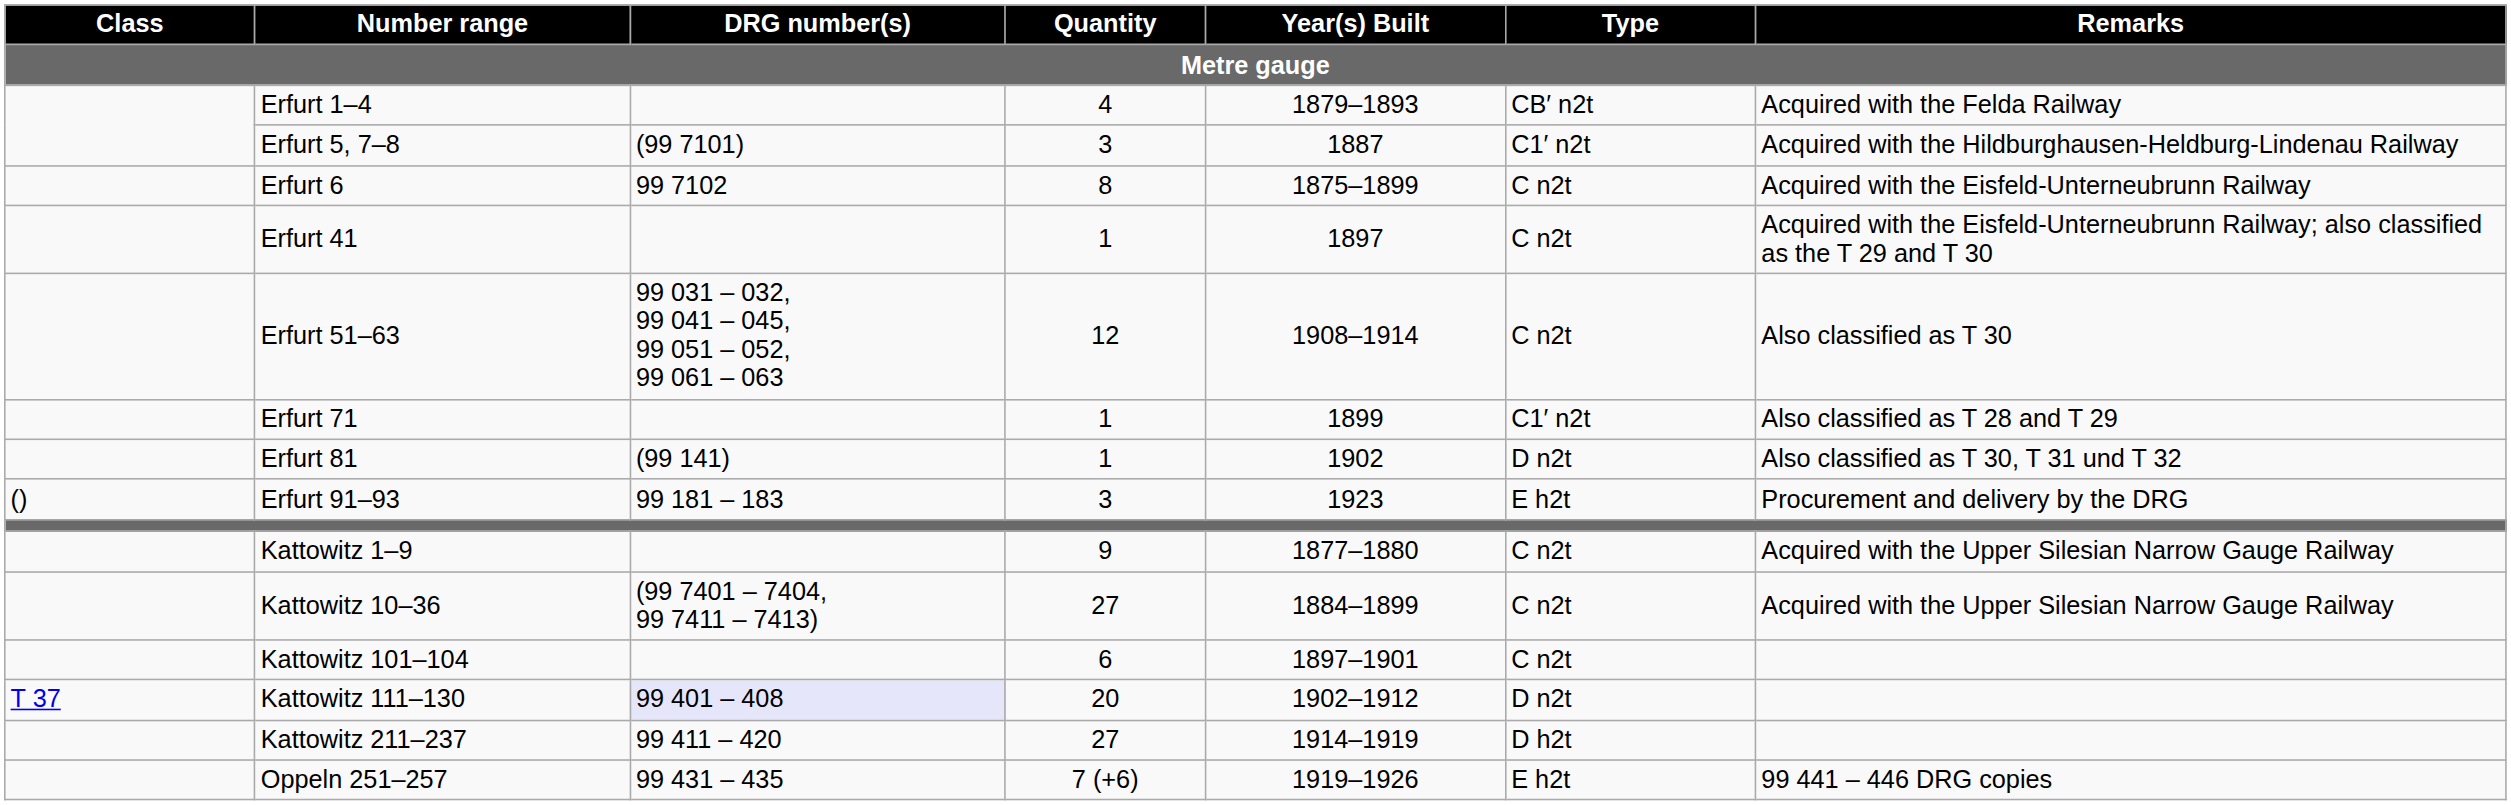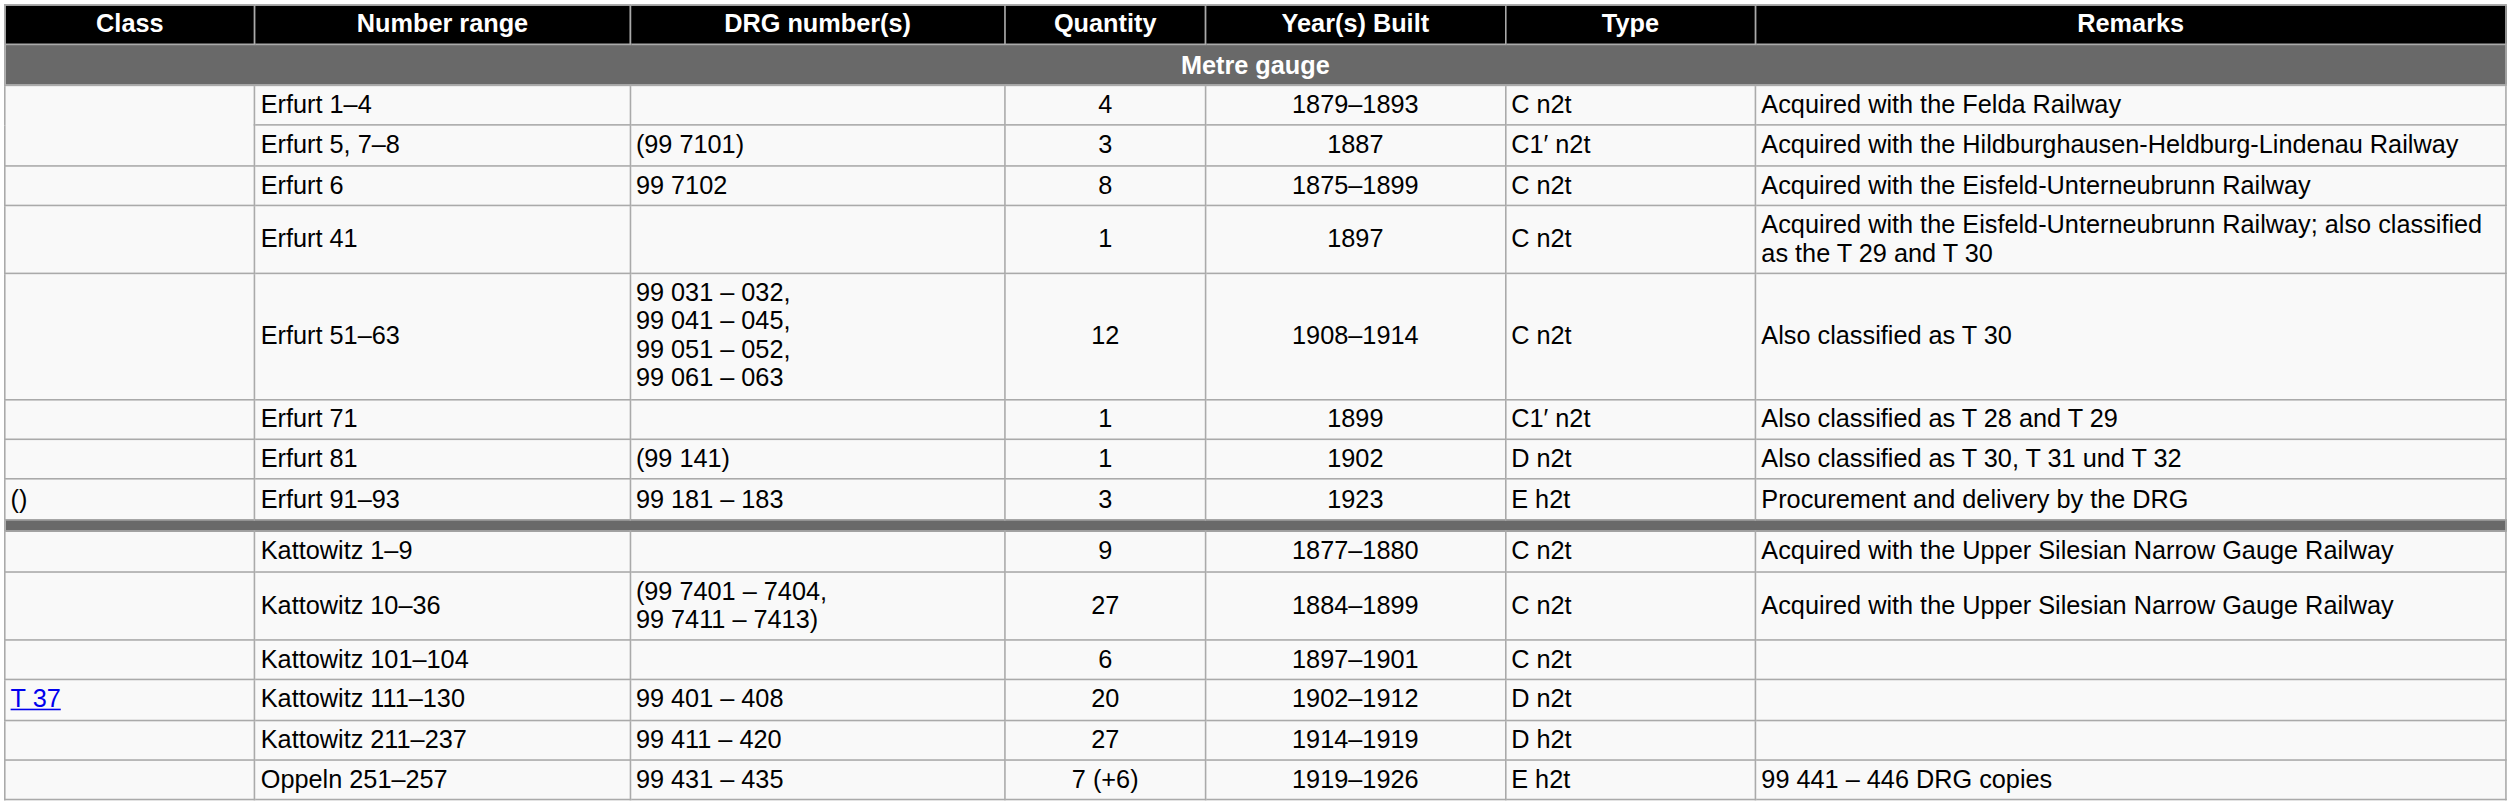(1552, 104) CB′ n2t -> (1541, 104) C n2t
(710, 699) lavender background -> (710, 699) no background
